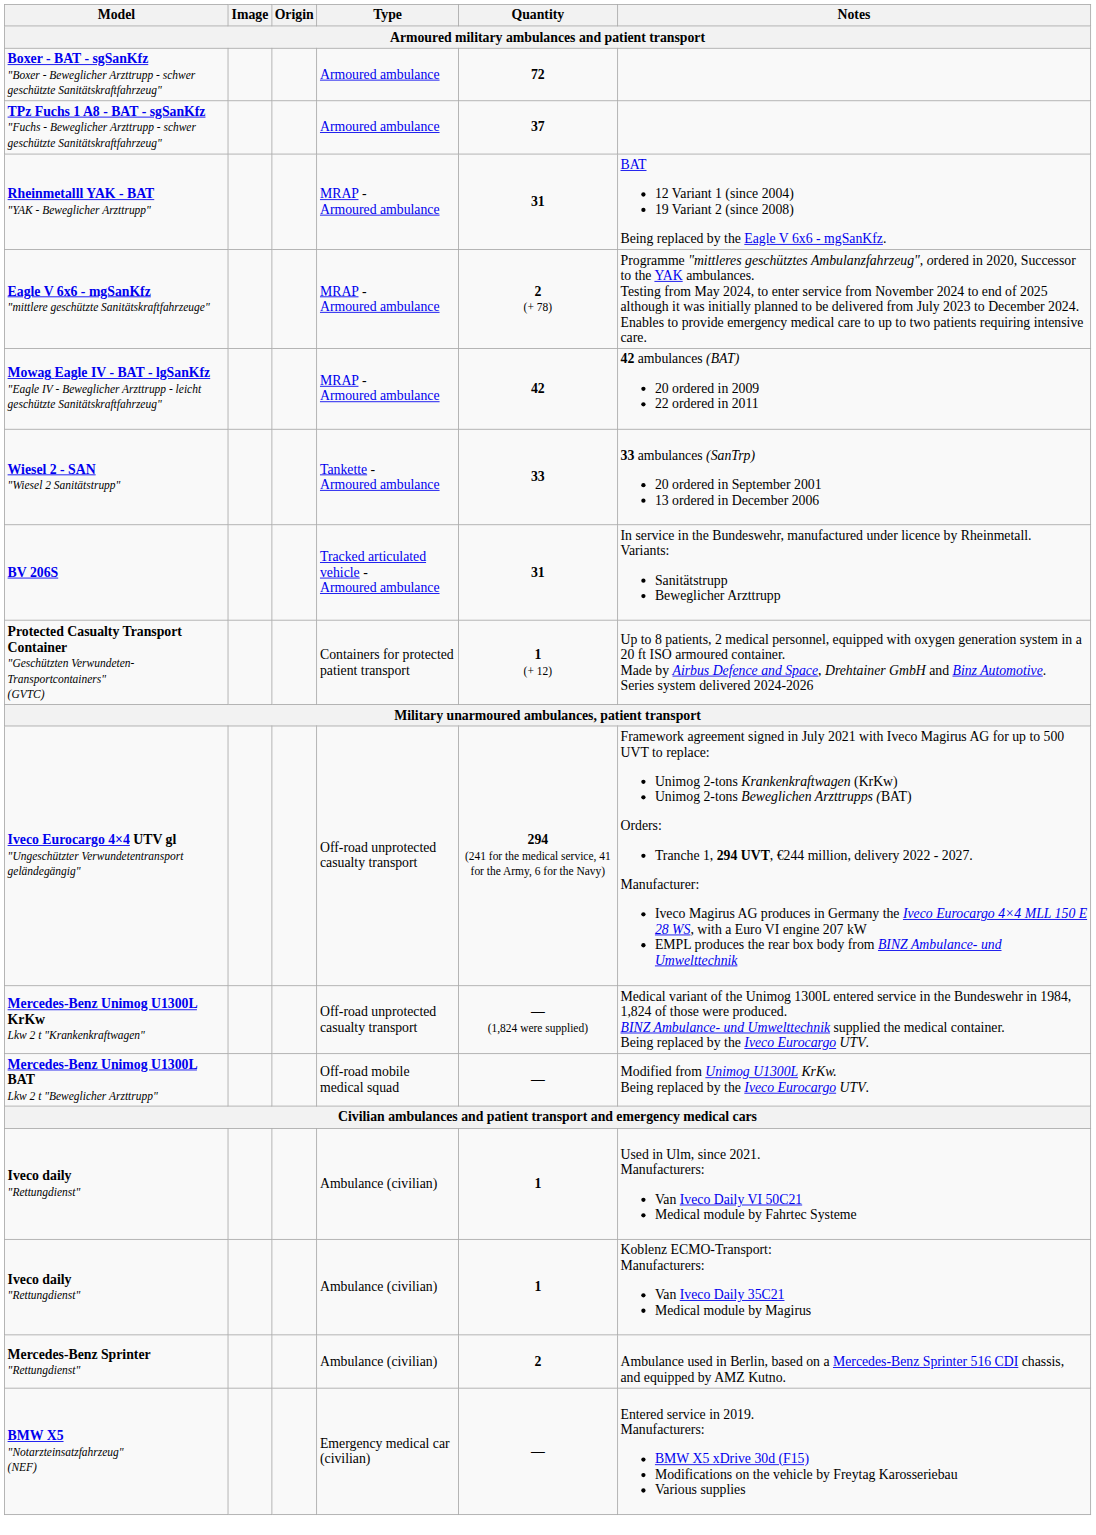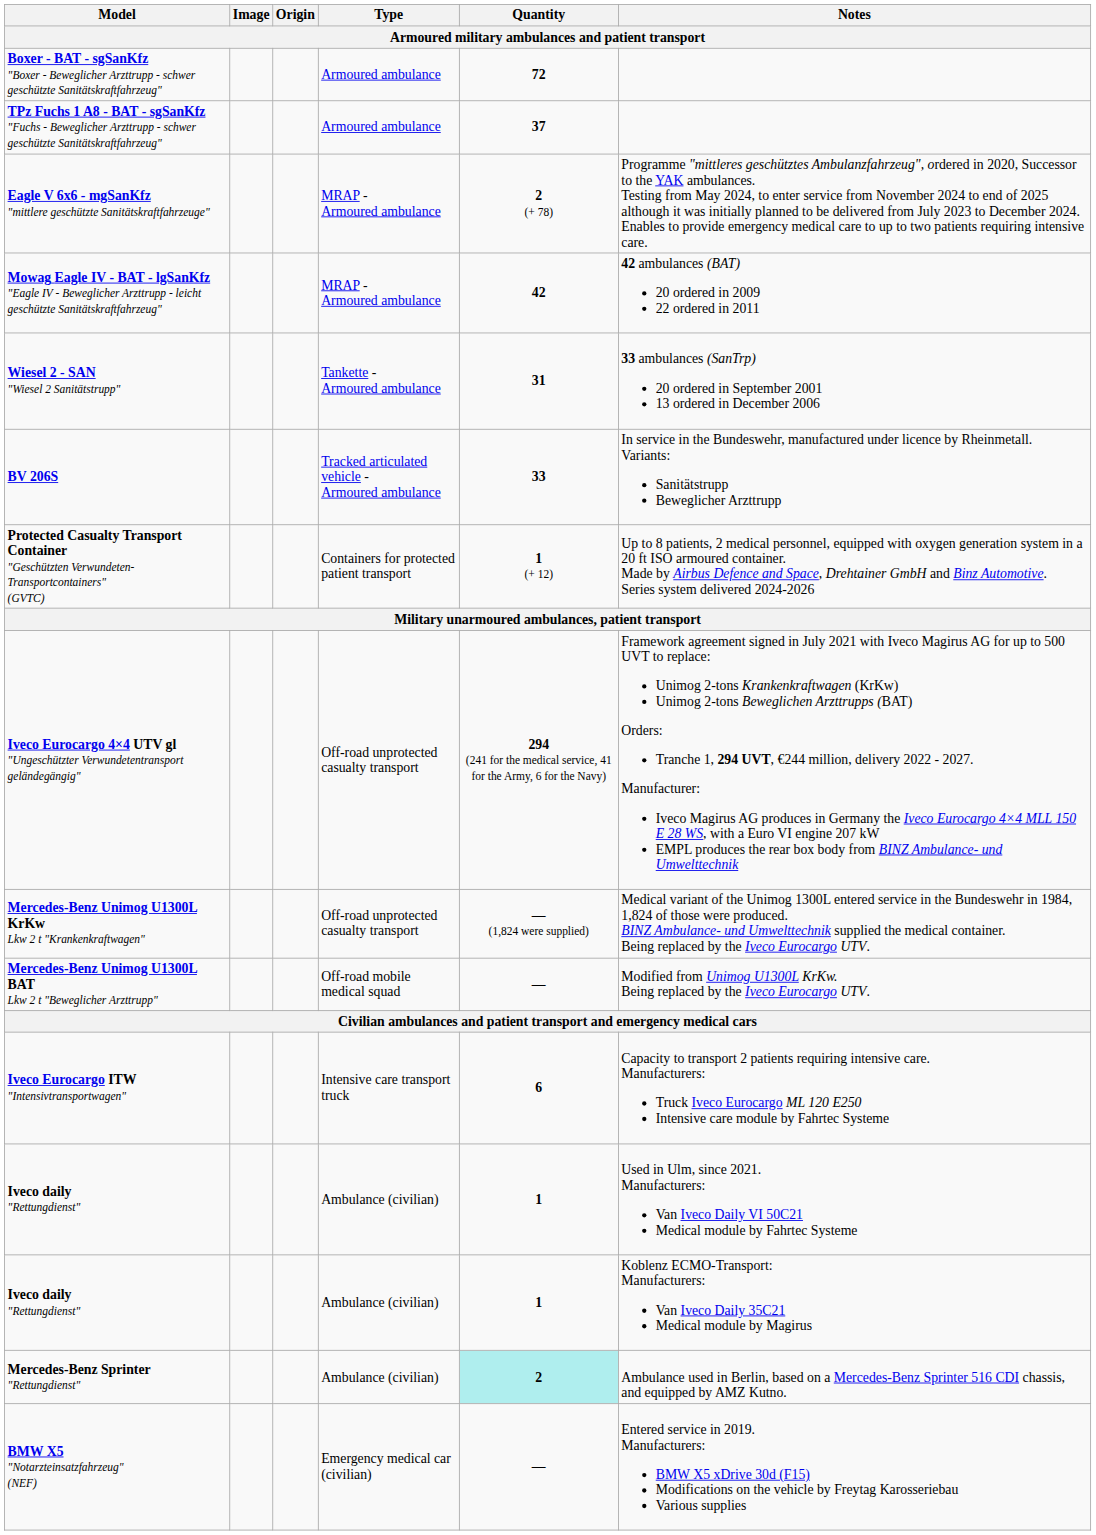- row: (81, 201)
(538, 476) 33 -> (539, 381) 31
(538, 572) 31 -> (539, 476) 33
+ row: (72, 1088)
(538, 1361) no background -> (539, 1377) paleturquoise background
